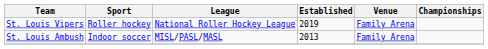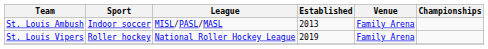rows swapped: (45, 37) <-> (45, 24)
